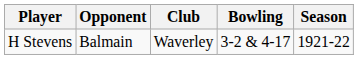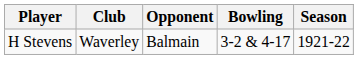columns swapped: (184, 16) <-> (113, 16)
